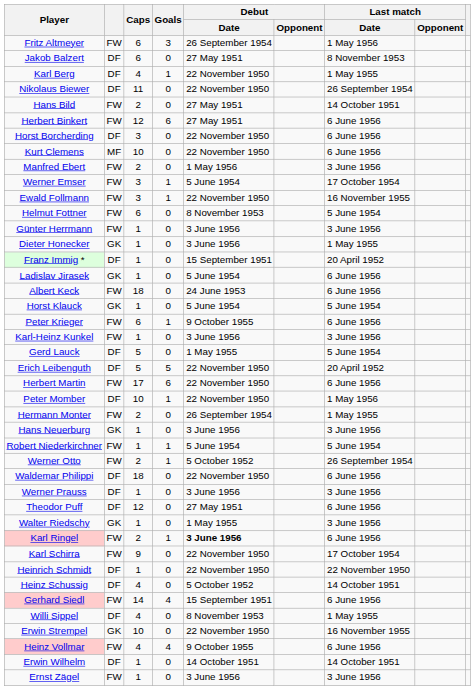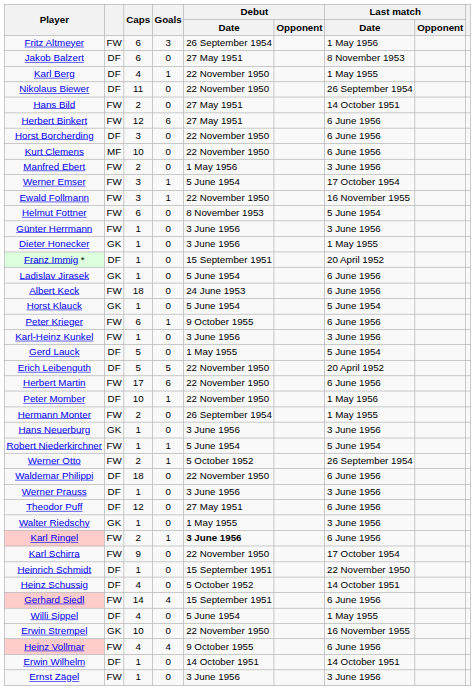(228, 569) 22 November 1950 -> (229, 569) 15 September 1951
(225, 615) 8 November 1953 -> (213, 615) 5 June 1954
